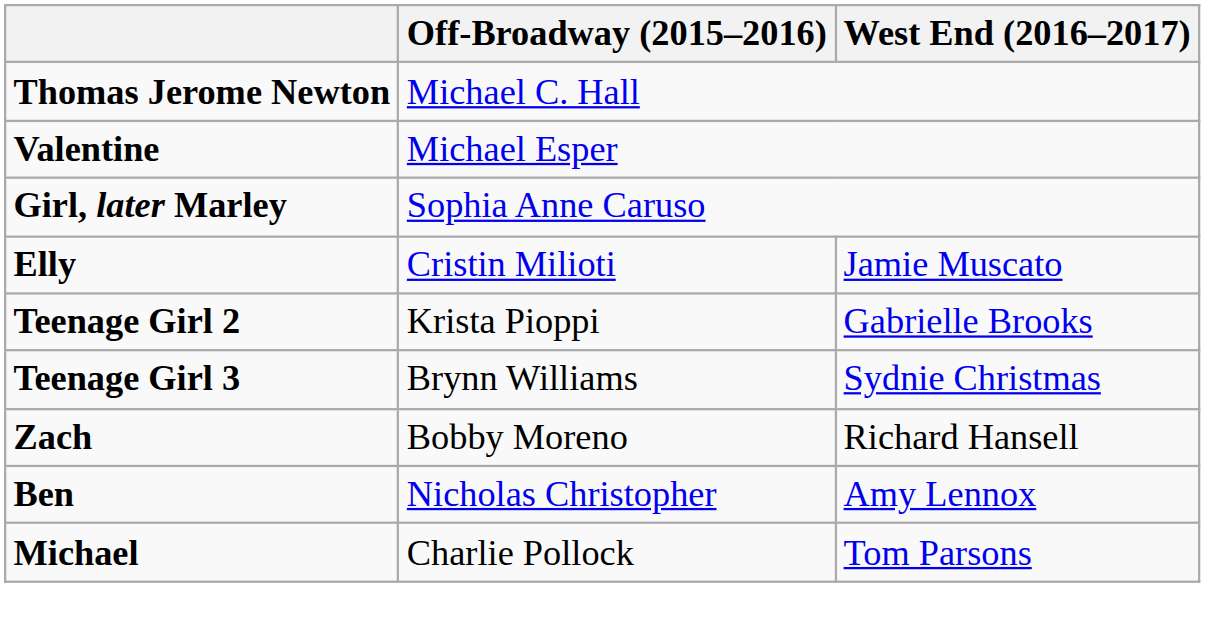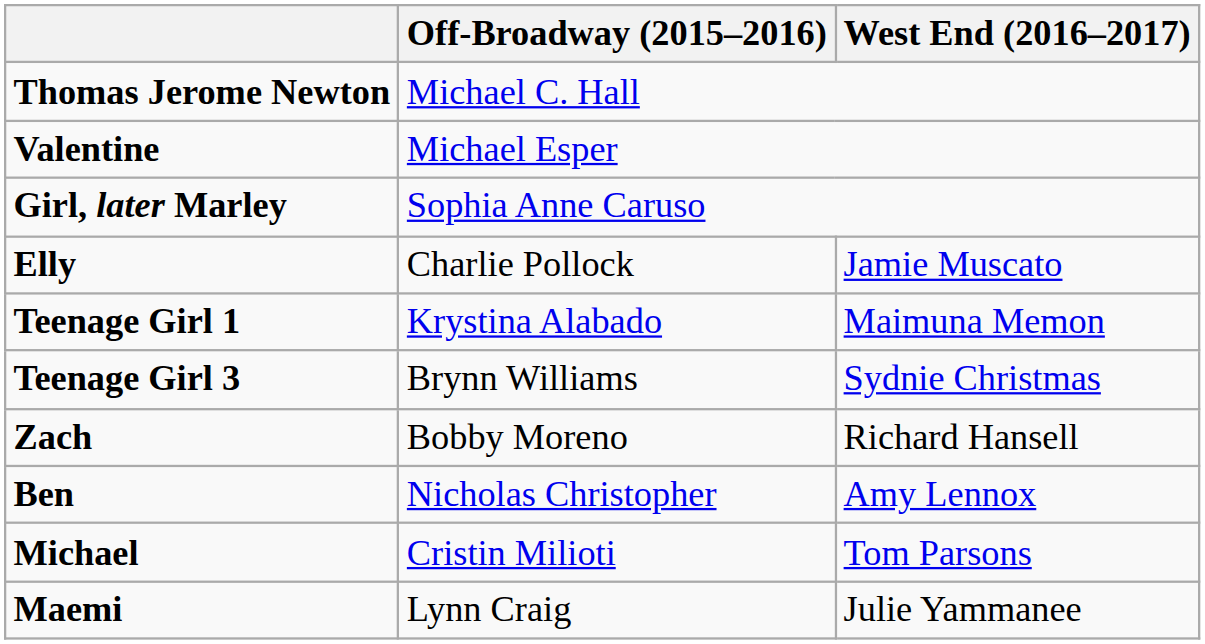(511, 263) Cristin Milioti -> (520, 263) Charlie Pollock
+ row: (127, 321)
- row: (127, 321)
(520, 551) Charlie Pollock -> (511, 551) Cristin Milioti
+ row: (68, 609)
